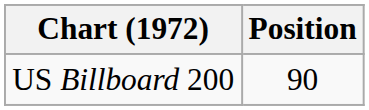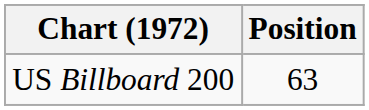(303, 79) 90 -> (303, 79) 63
